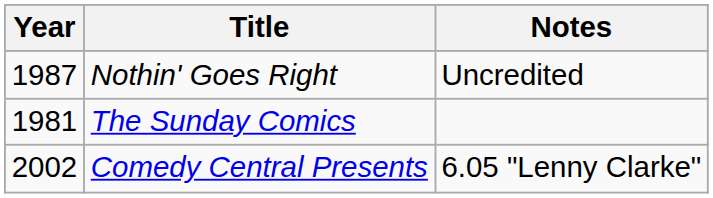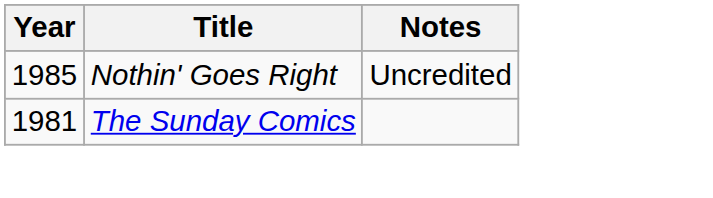(44, 74) 1987 -> (44, 74) 1985
- row: (259, 167)
